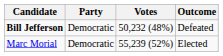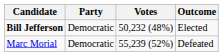(196, 28) Defeated -> (192, 28) Elected
(192, 43) Elected -> (196, 43) Defeated
